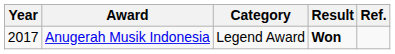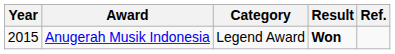(23, 37) 2017 -> (23, 37) 2015
